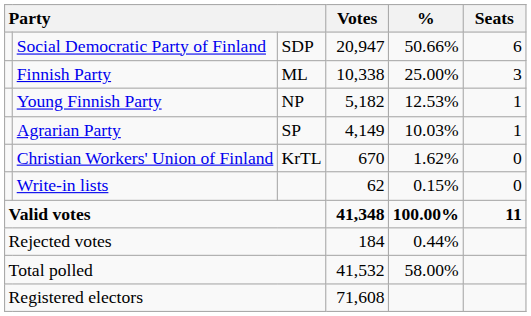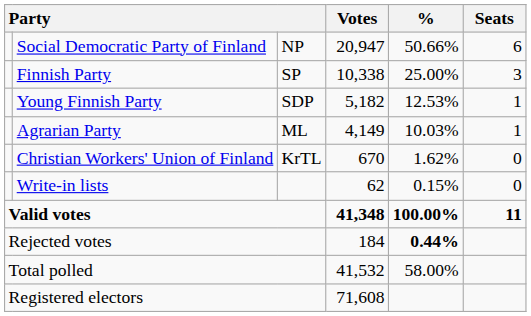(298, 46) SDP -> (293, 46) NP
(295, 74) ML -> (291, 74) SP
(293, 102) NP -> (298, 102) SDP
(291, 130) SP -> (295, 130) ML
(436, 241) normal -> (435, 241) bold
